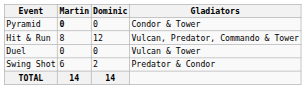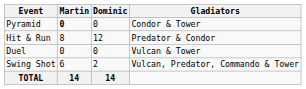(215, 38) Vulcan, Predator, Commando & Tower -> (173, 38) Predator & Condor
(173, 64) Predator & Condor -> (215, 64) Vulcan, Predator, Commando & Tower
